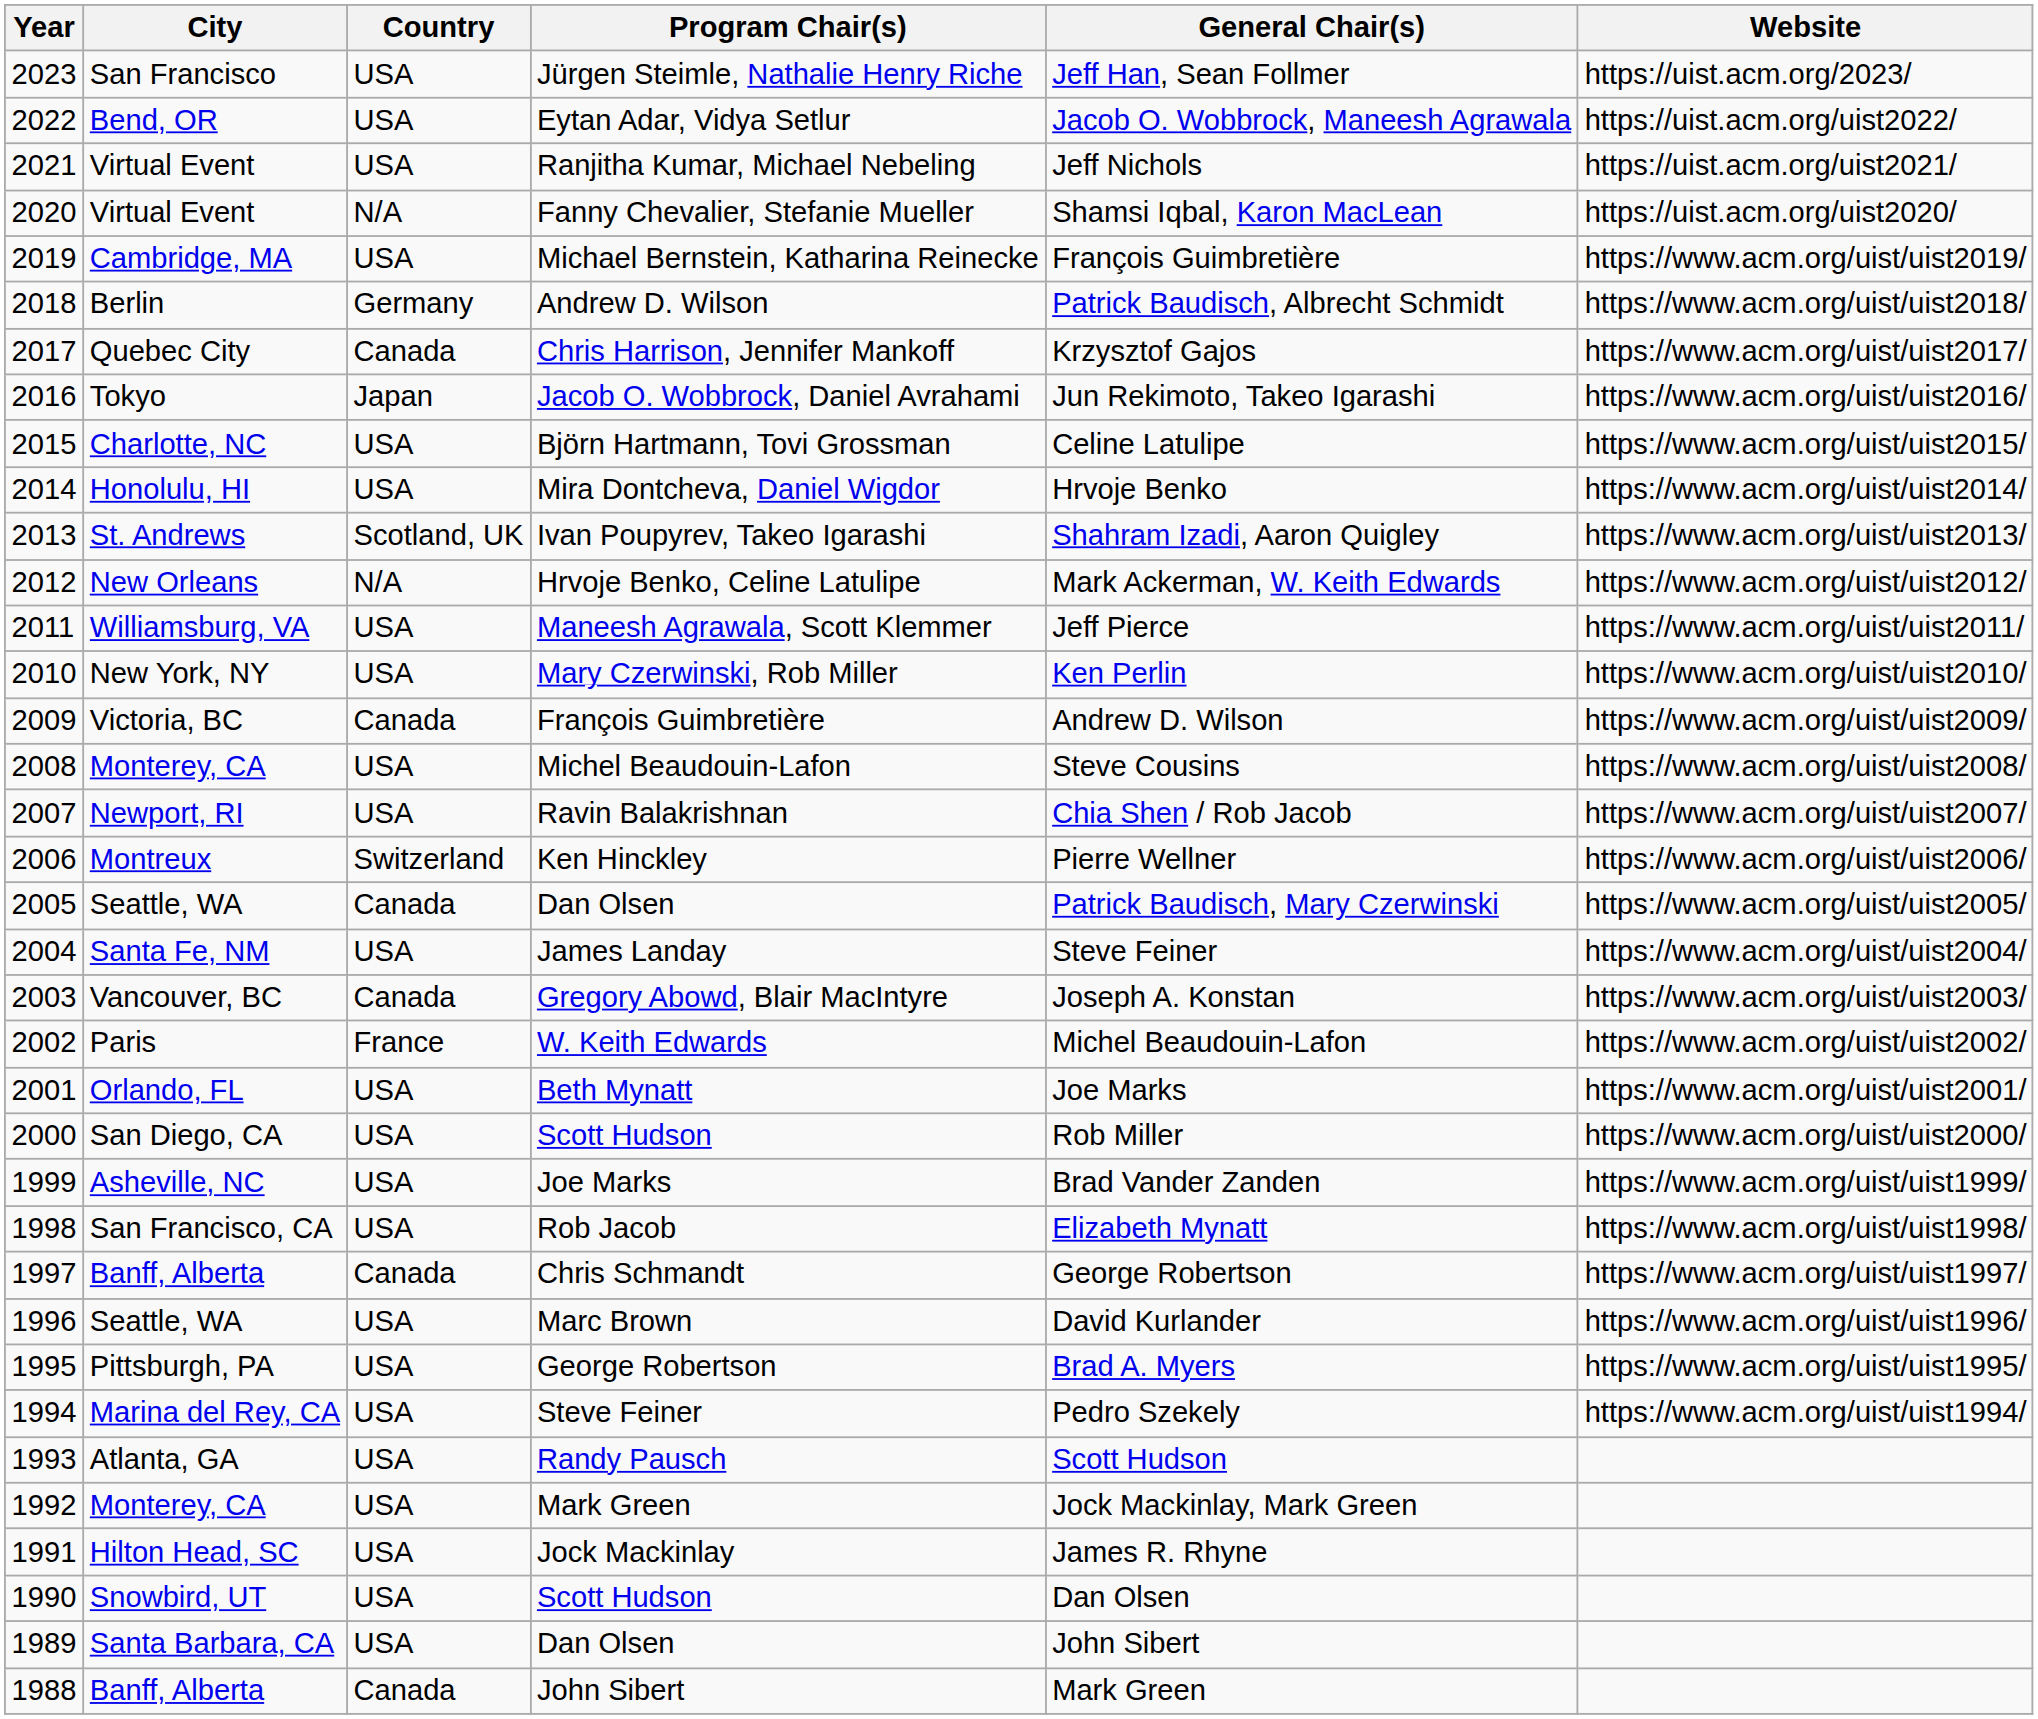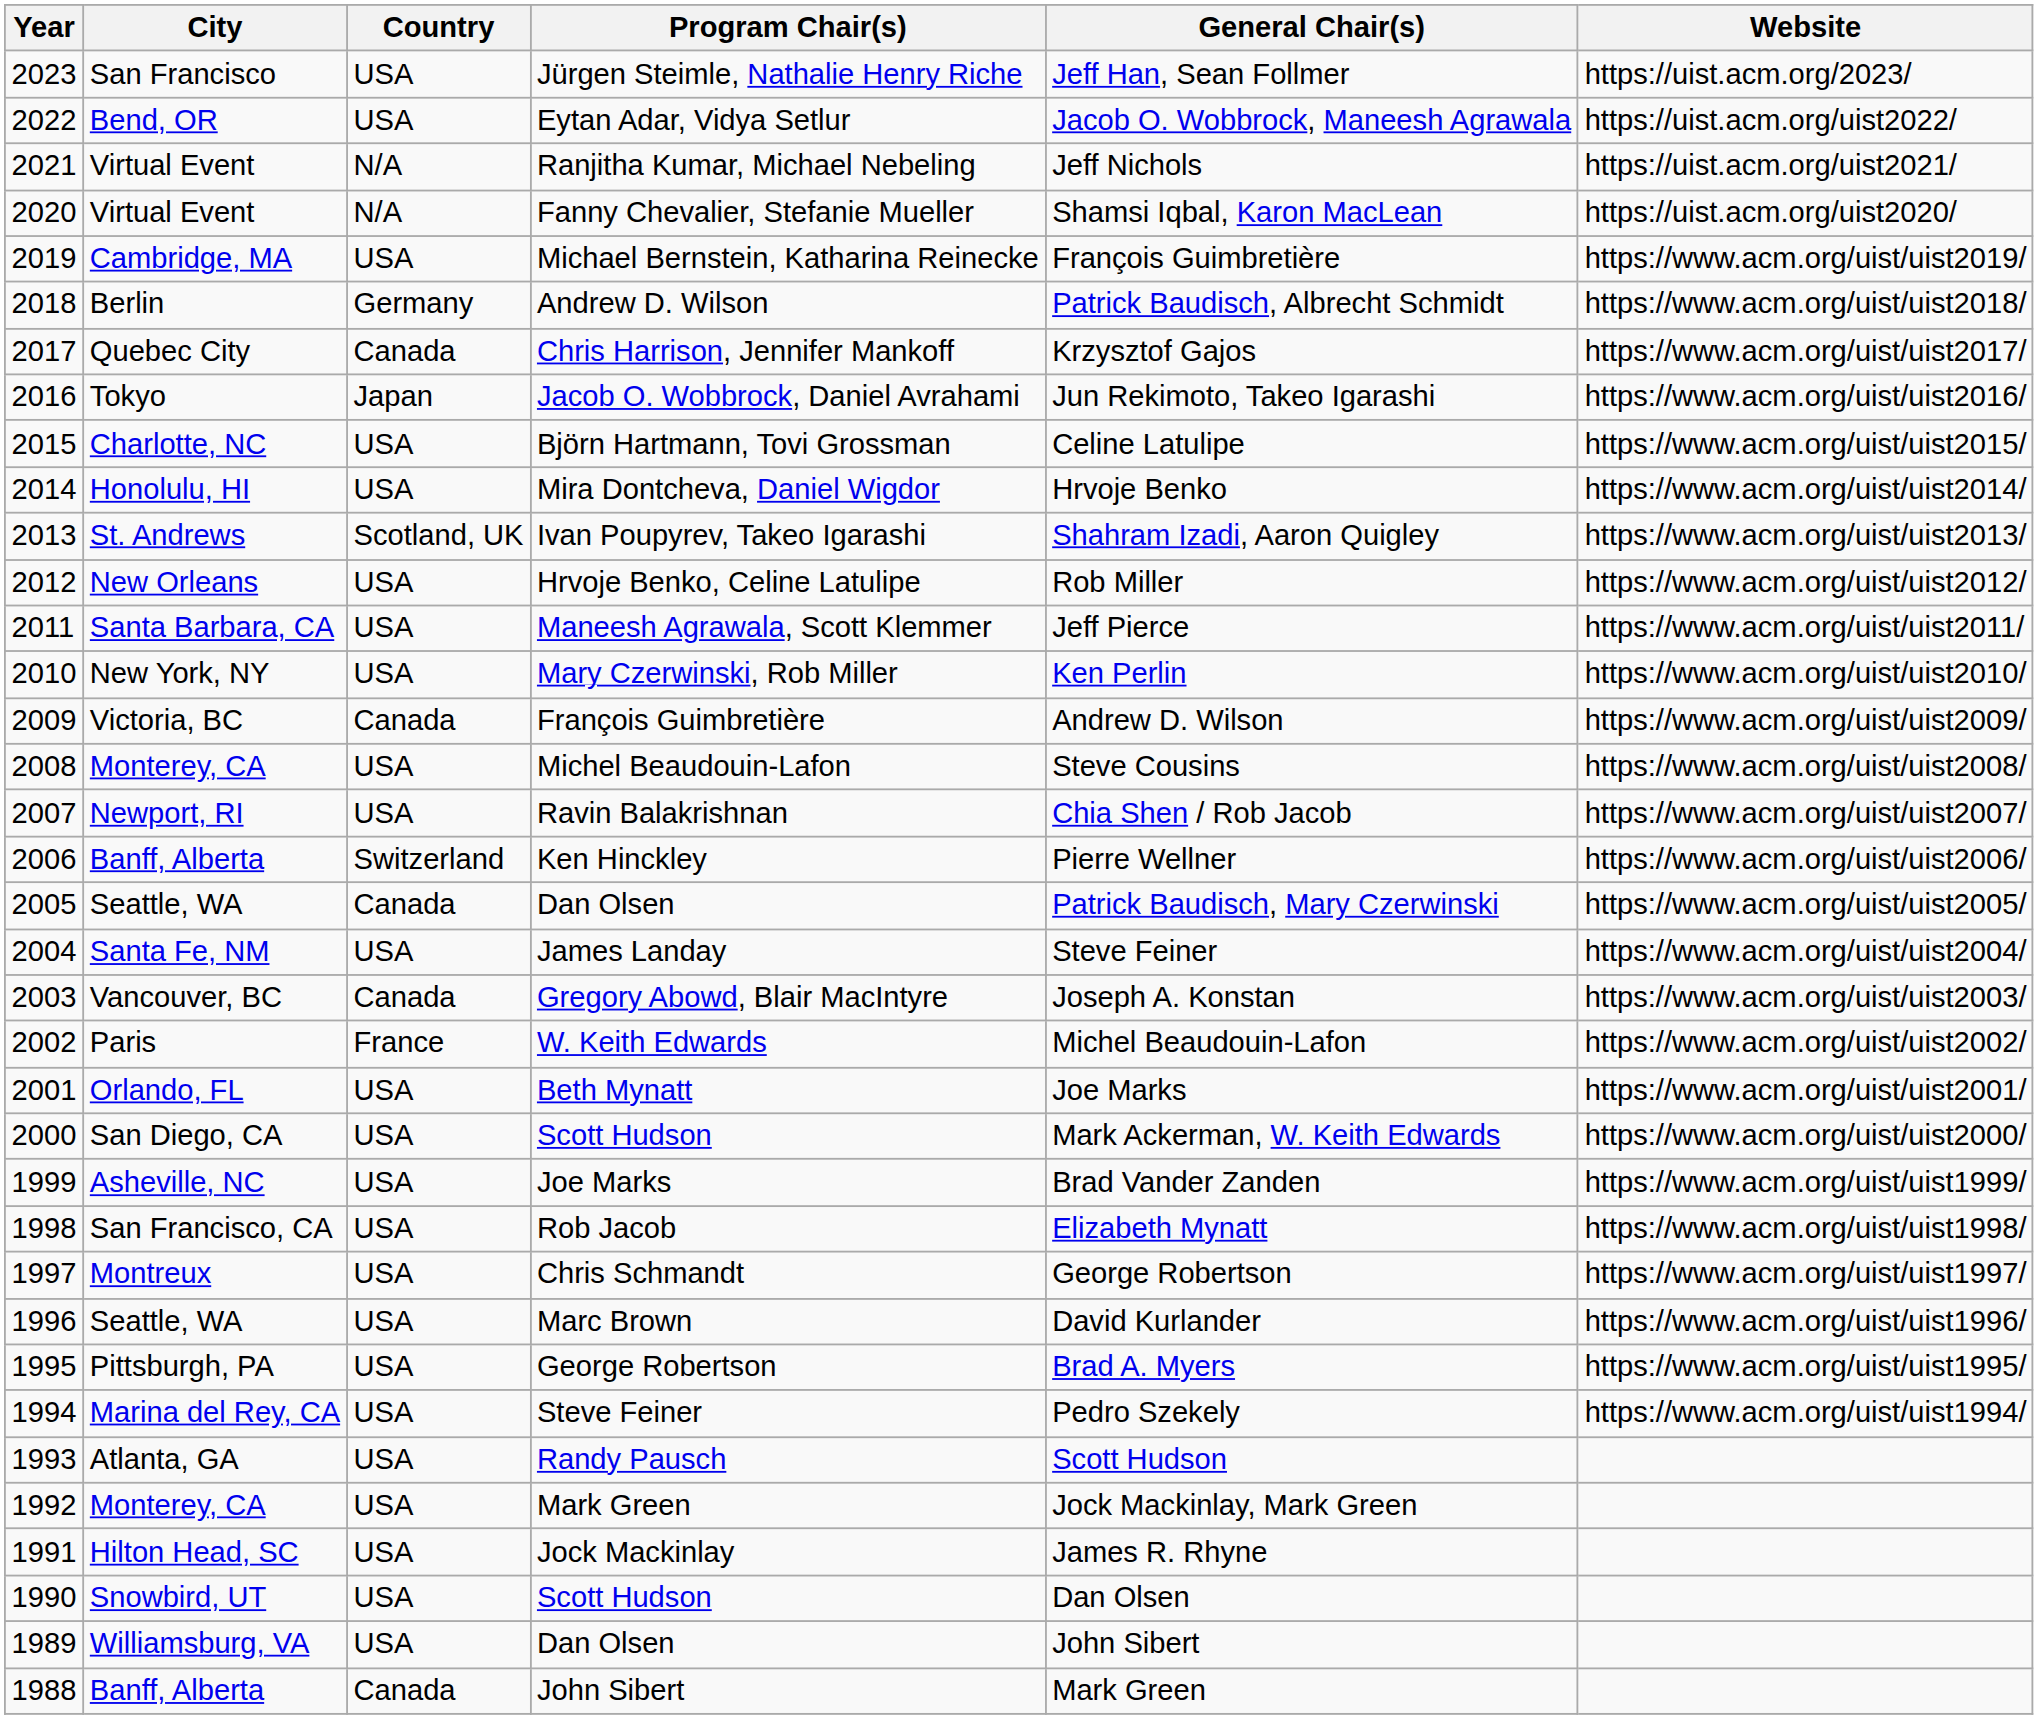(383, 166) USA -> (378, 166) N/A
(378, 581) N/A -> (383, 581) USA
(1276, 581) Mark Ackerman, W. Keith Edwards -> (1118, 581) Rob Miller
(200, 627) Williamsburg, VA -> (212, 627) Santa Barbara, CA
(151, 858) Montreux -> (177, 858) Banff, Alberta
(1118, 1135) Rob Miller -> (1276, 1135) Mark Ackerman, W. Keith Edwards
(177, 1274) Banff, Alberta -> (151, 1274) Montreux
(405, 1274) Canada -> (383, 1274) USA
(212, 1643) Santa Barbara, CA -> (200, 1643) Williamsburg, VA
